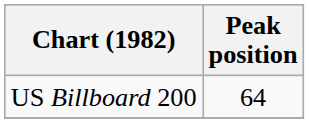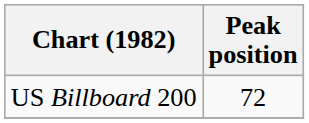(253, 96) 64 -> (253, 96) 72
